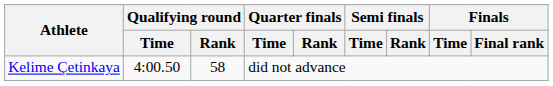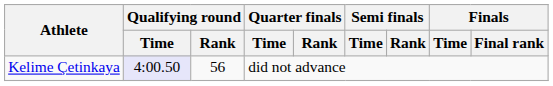(157, 68) no background -> (157, 68) lavender background
(218, 68) 58 -> (218, 68) 56
